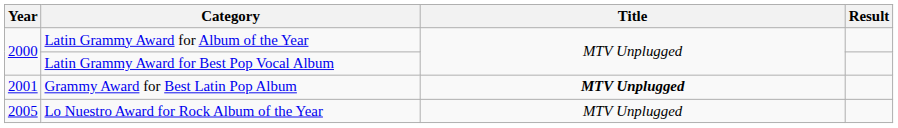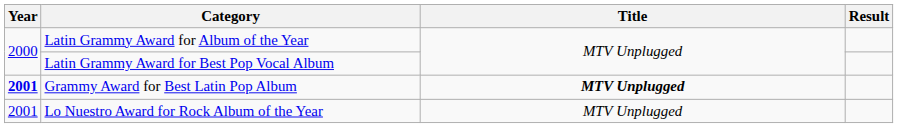(23, 87) normal -> (23, 87) bold
(23, 110) 2005 -> (23, 110) 2001
